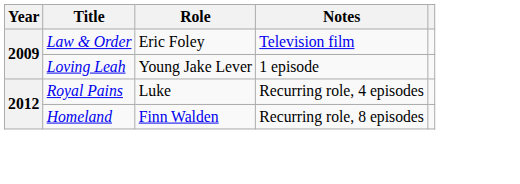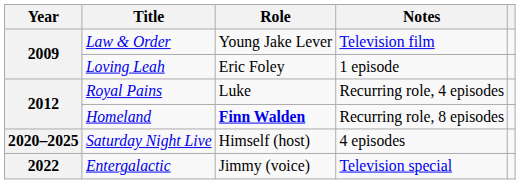(172, 41) Eric Foley -> (276, 41) Young Jake Lever
(195, 66) Young Jake Lever -> (252, 66) Eric Foley
(179, 116) normal -> (262, 116) bold
+ row: (149, 141)
+ row: (128, 166)
